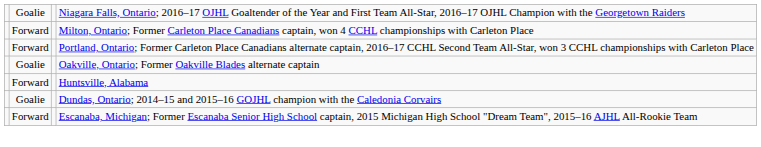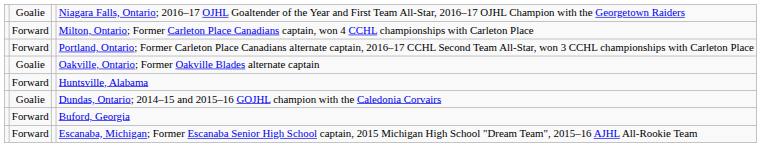+ row: (94, 116)
